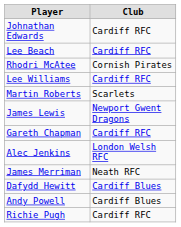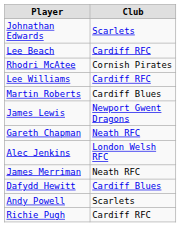(122, 31) Cardiff RFC -> (114, 31) Scarlets
(114, 94) Scarlets -> (127, 94) Cardiff Blues
(122, 133) Cardiff RFC -> (116, 133) Neath RFC
(127, 201) Cardiff Blues -> (114, 201) Scarlets
